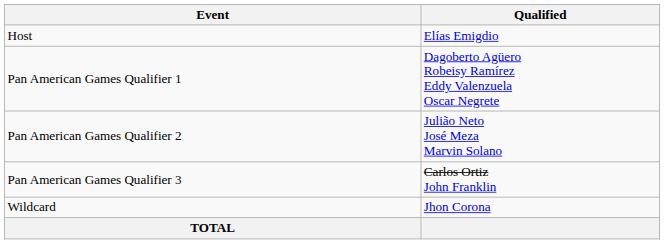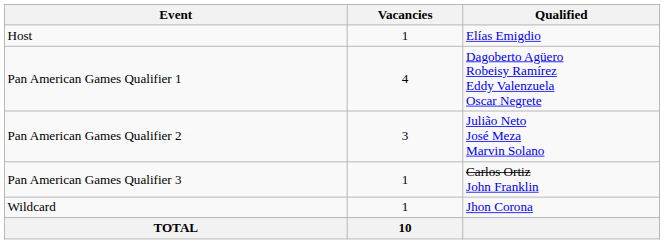+ column: (405, 14)
